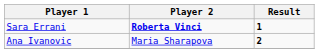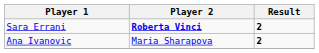(259, 26) 1 -> (259, 26) 2
